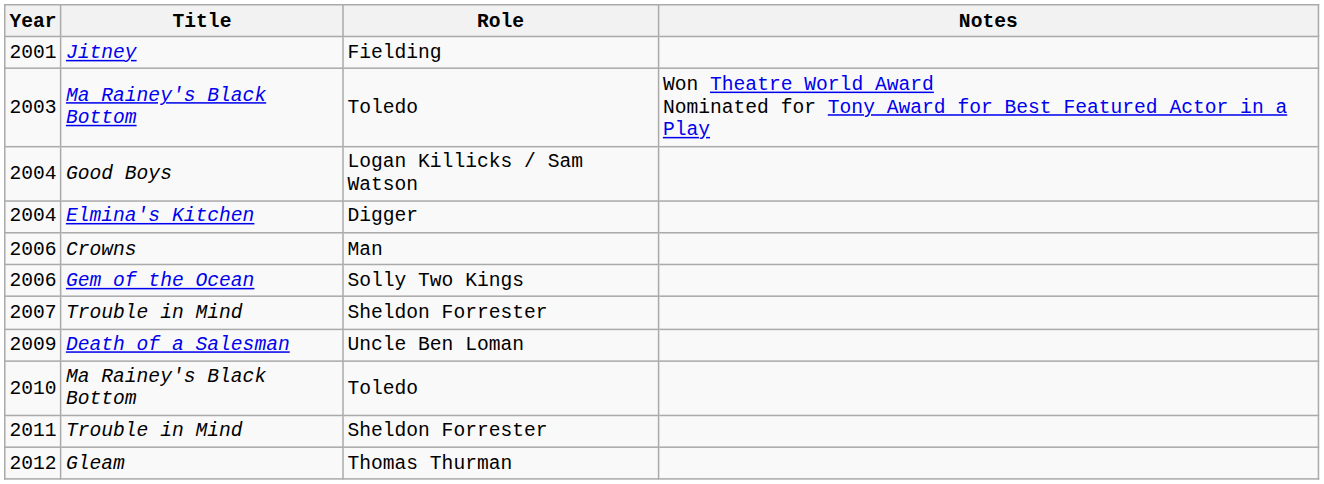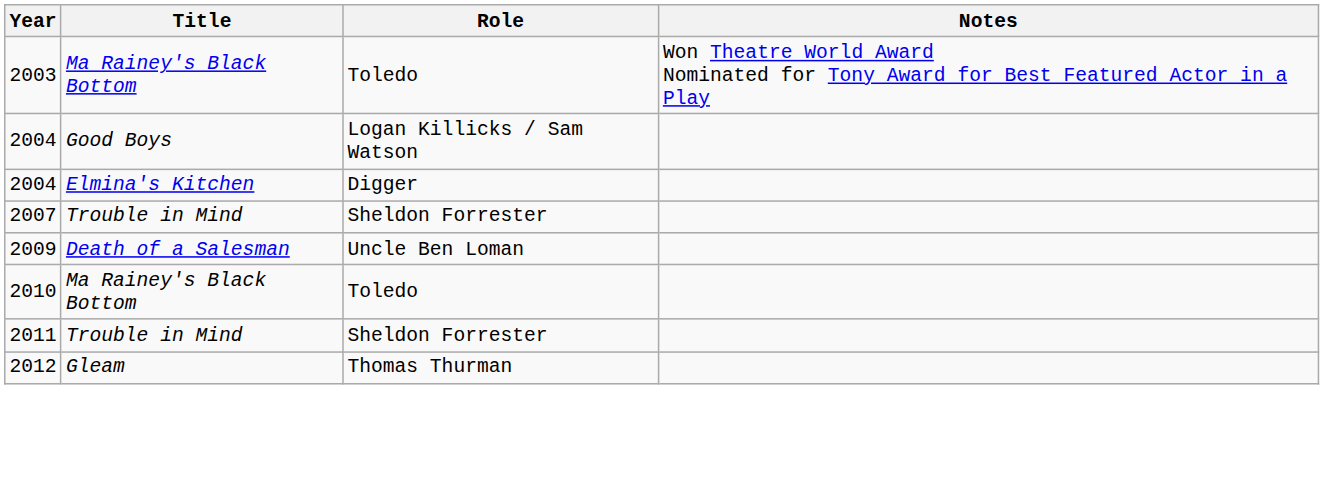- row: (33, 53)
- row: (33, 249)
- row: (33, 281)
